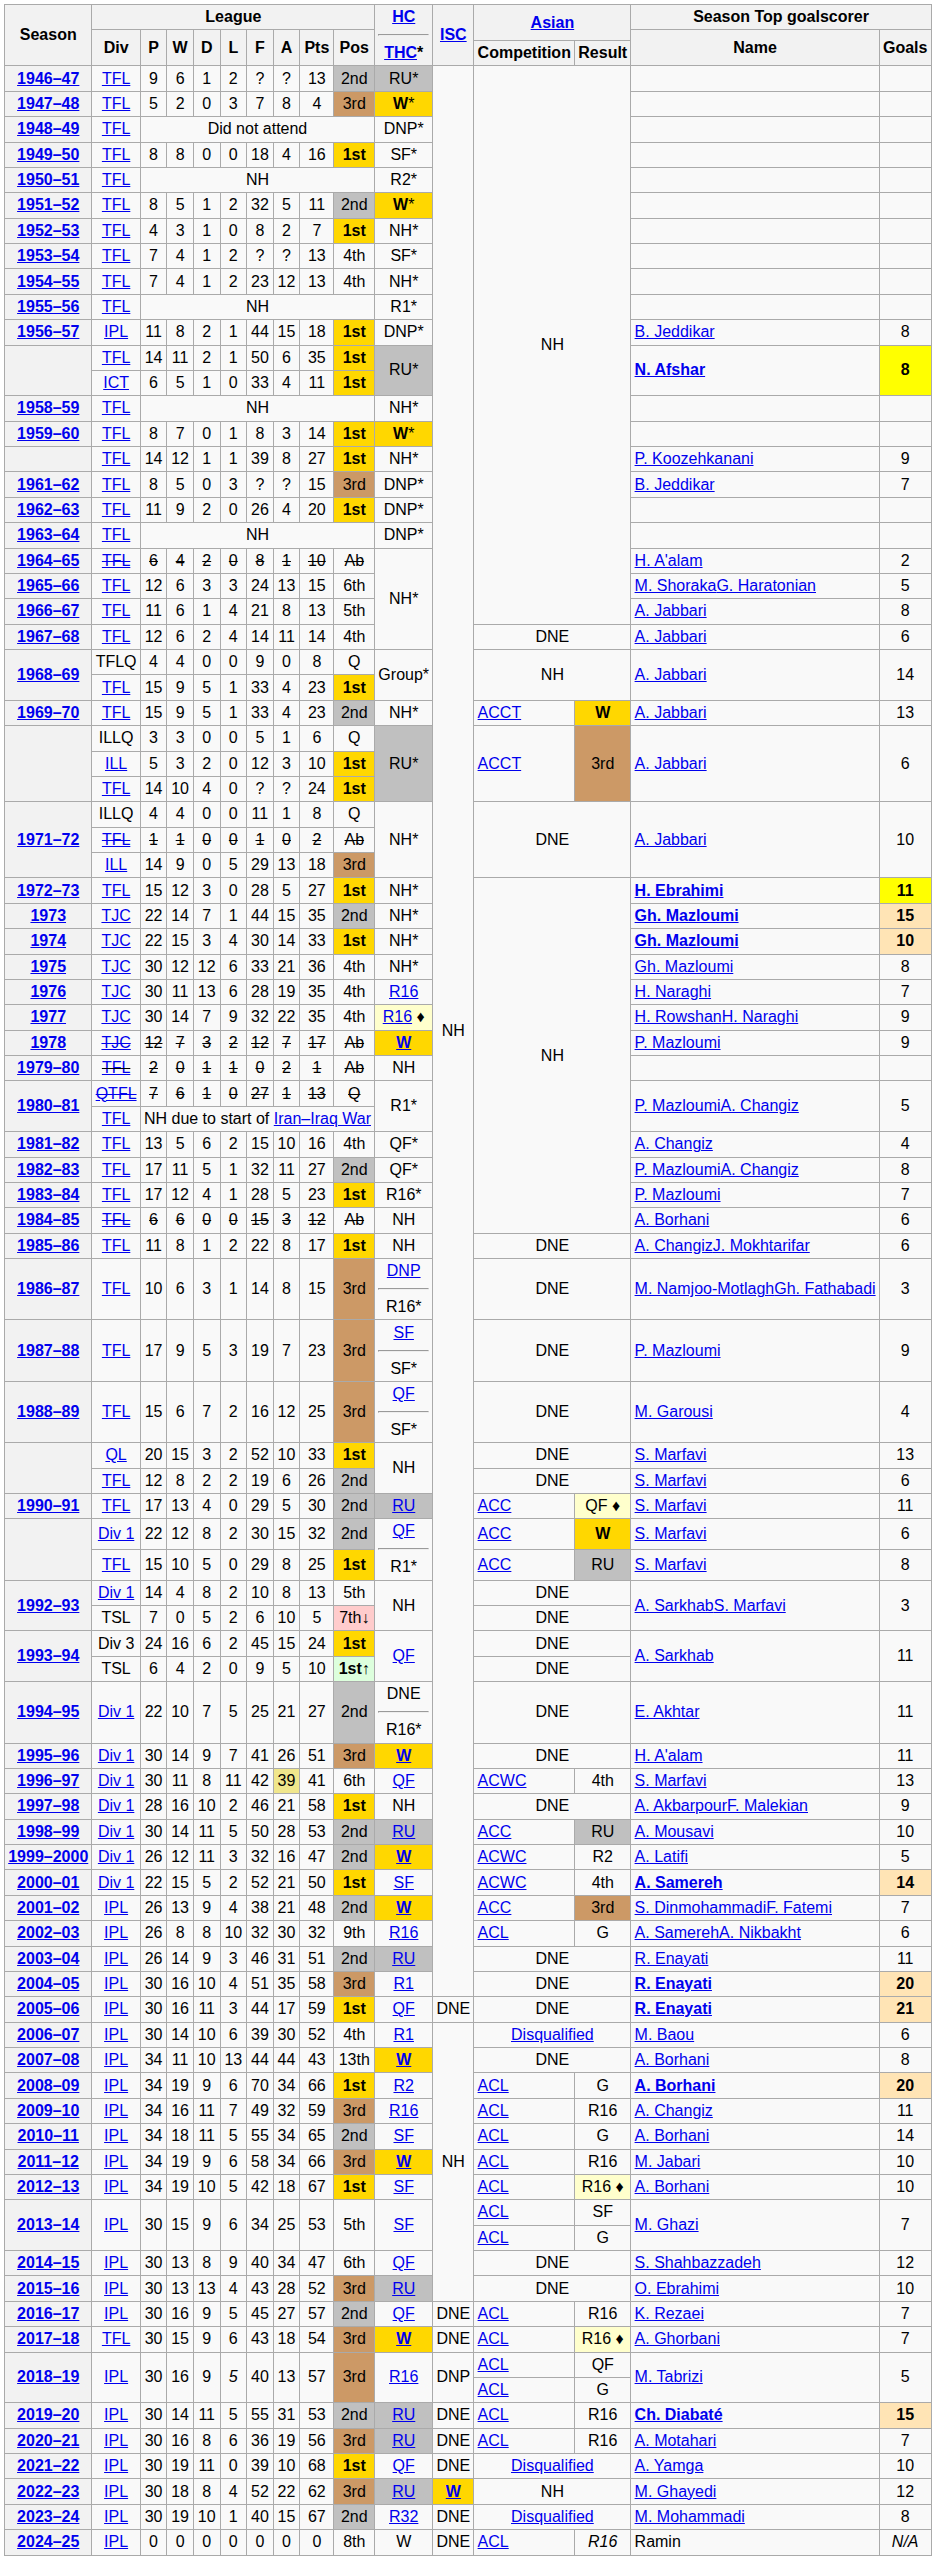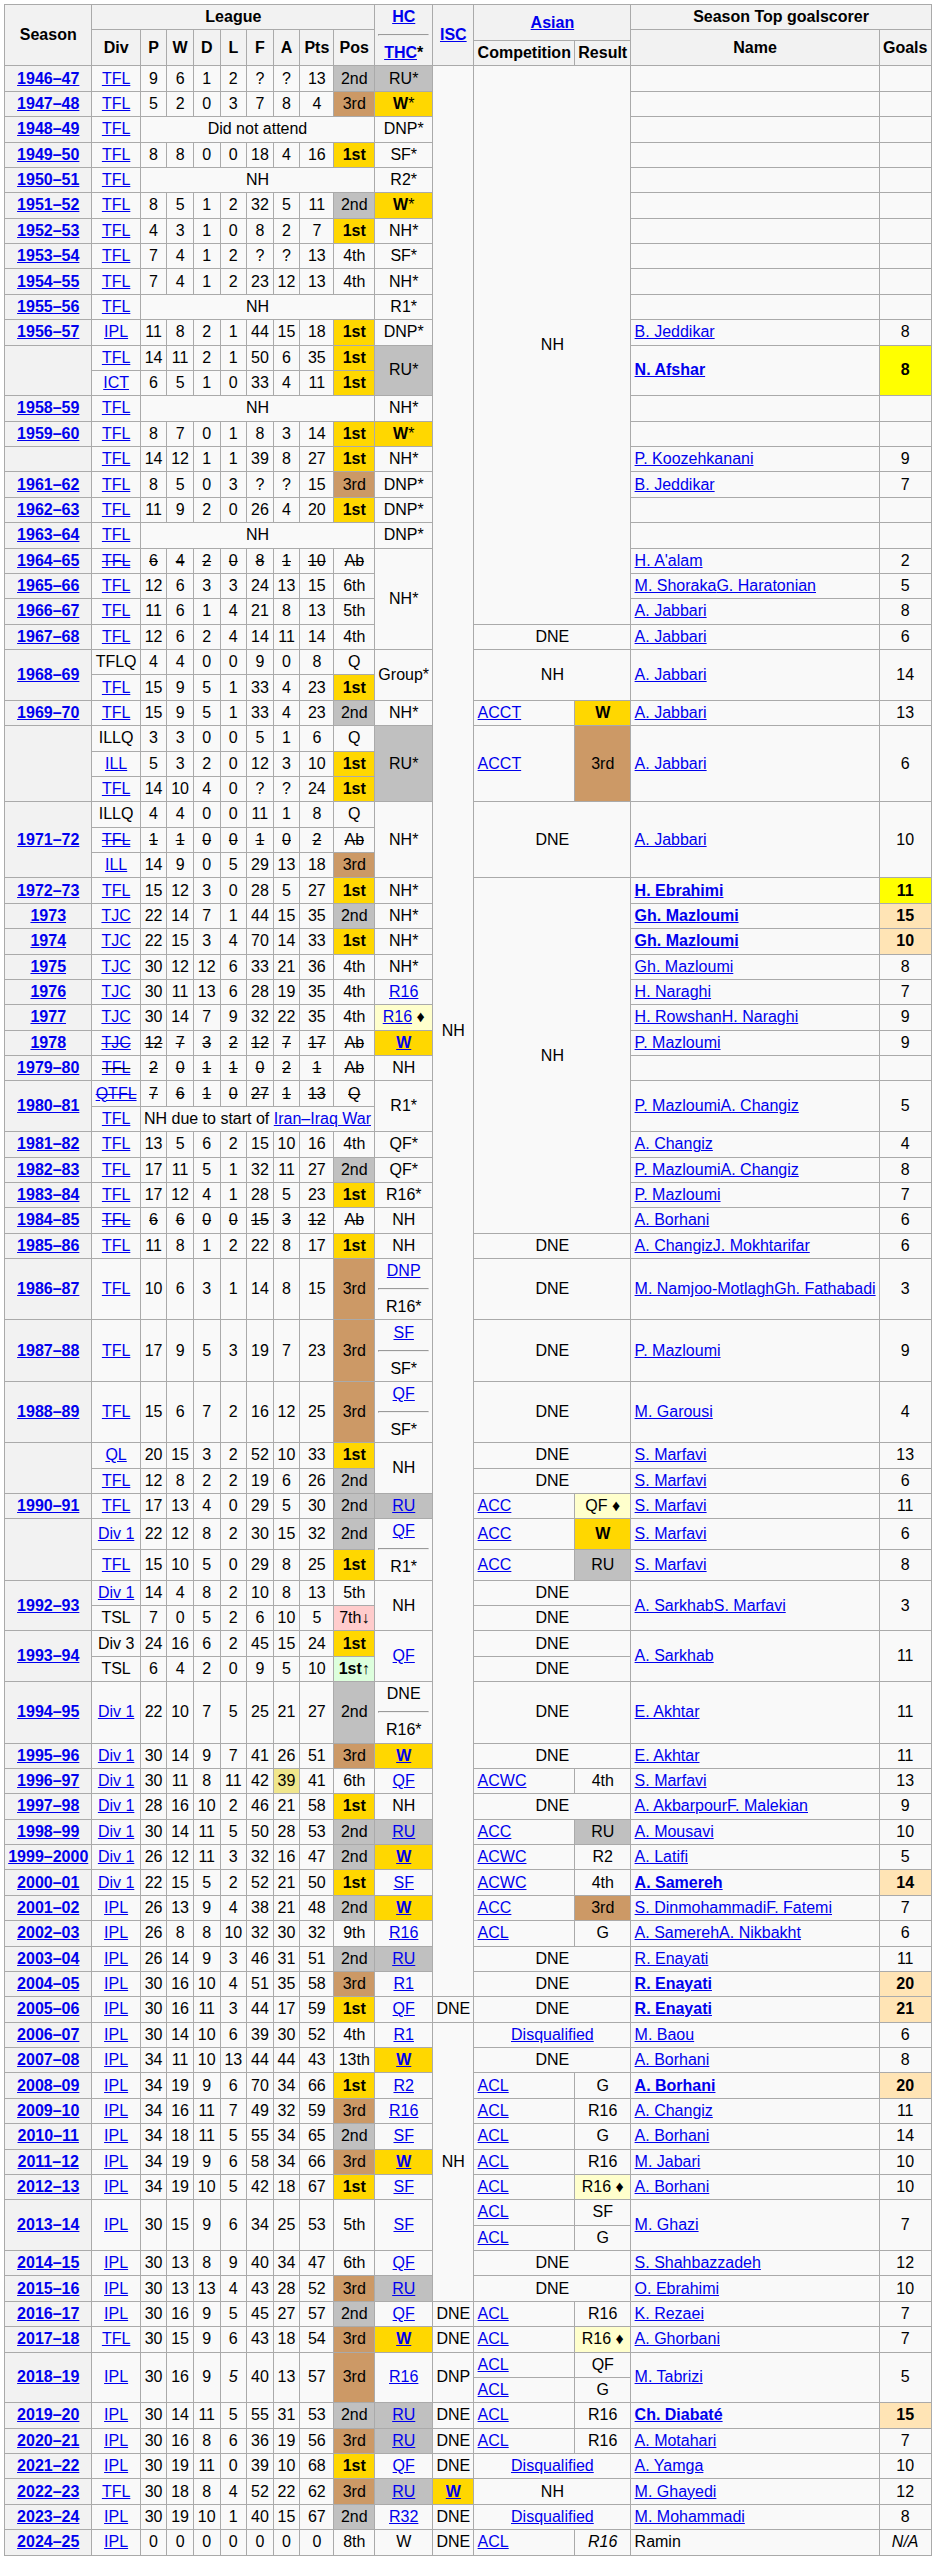(260, 941) 30 -> (260, 941) 70
(669, 1755) H. A'alam -> (667, 1755) E. Akhtar
(116, 2491) IPL -> (116, 2491) TFL
